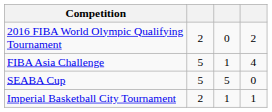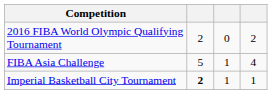- row: (36, 80)
(200, 98) normal -> (200, 80) bold
